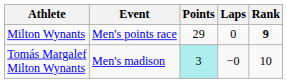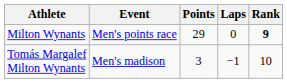(199, 61) paleturquoise background -> (199, 61) no background
(233, 61) −0 -> (233, 61) −1
